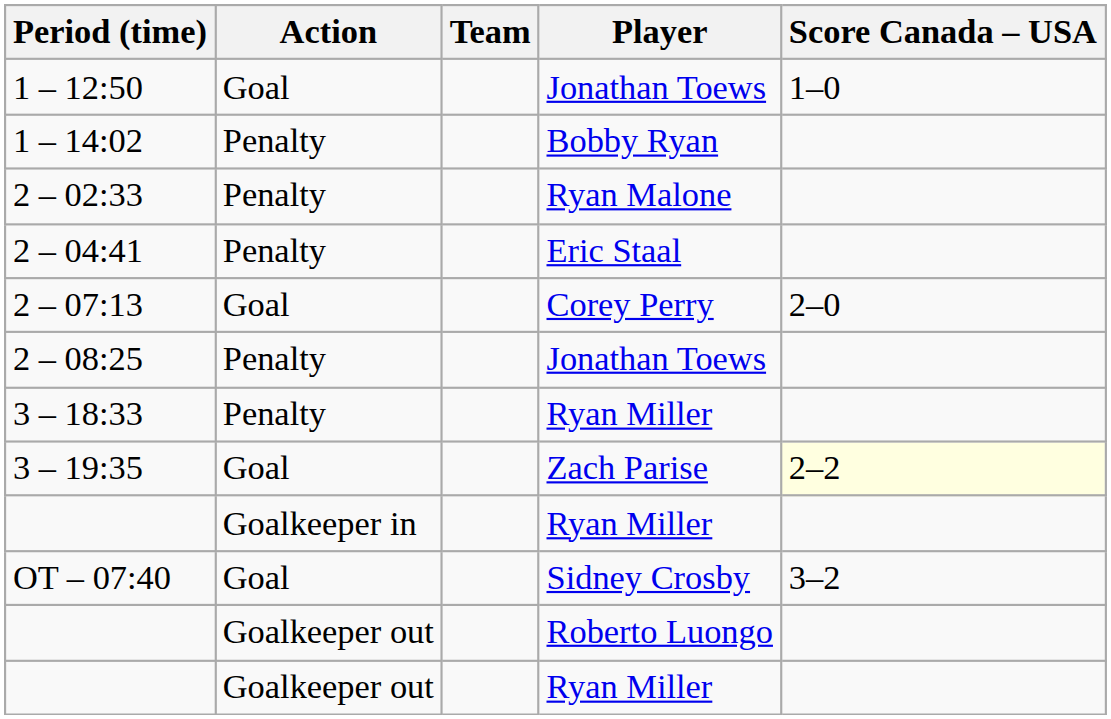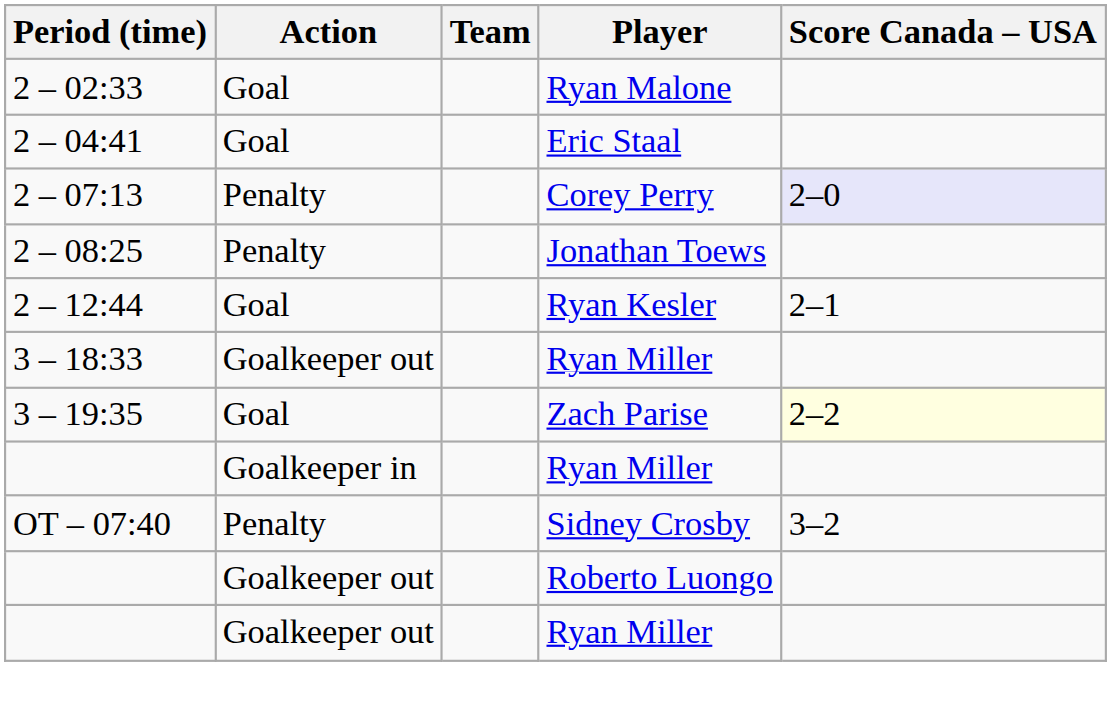- row: (78, 86)
- row: (78, 140)
(274, 195) Penalty -> (256, 86) Goal
(274, 250) Penalty -> (256, 140) Goal
(256, 304) Goal -> (274, 195) Penalty
(815, 304) no background -> (815, 195) lavender background
+ row: (78, 304)
(274, 413) Penalty -> (328, 359) Goalkeeper out
(256, 577) Goal -> (274, 522) Penalty
